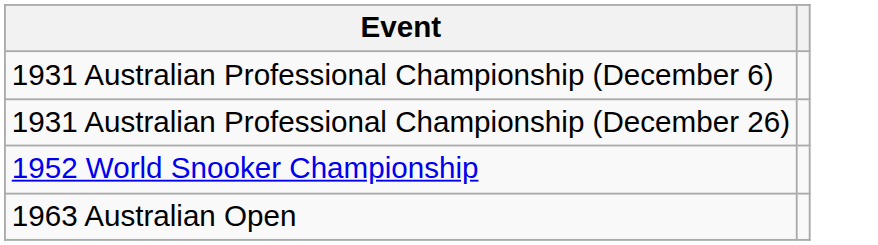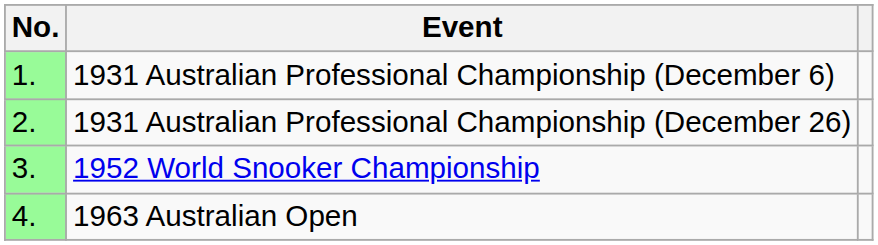+ column: (36, 27)
